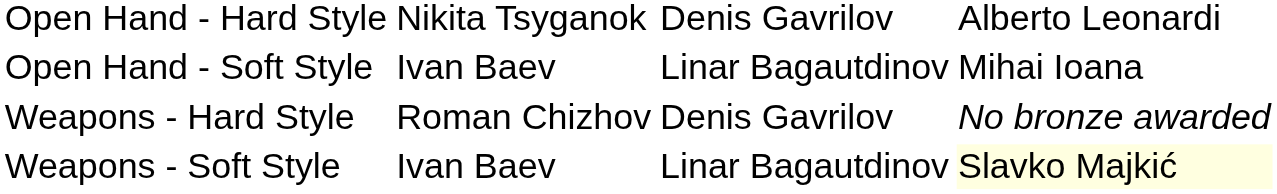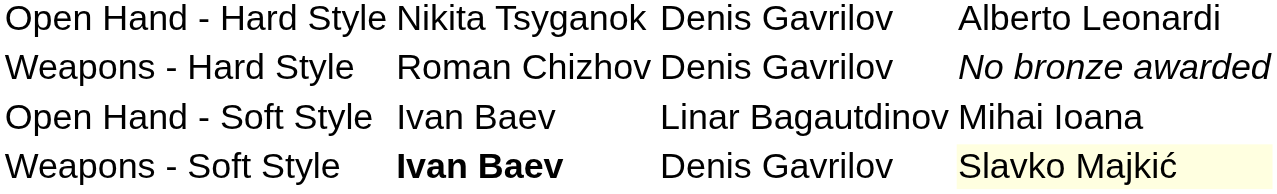rows swapped: (189, 67) <-> (180, 116)
(476, 166) normal -> (480, 166) bold
(805, 166) Linar Bagautdinov -> (777, 166) Denis Gavrilov
